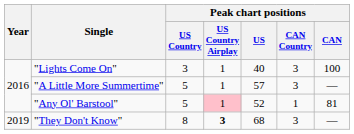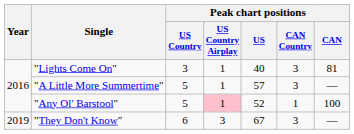(332, 68) 100 -> (332, 68) 81
(332, 103) 81 -> (332, 103) 100
(185, 120) 8 -> (185, 120) 6
(222, 120) bold -> (222, 120) normal
(259, 120) 68 -> (259, 120) 67
